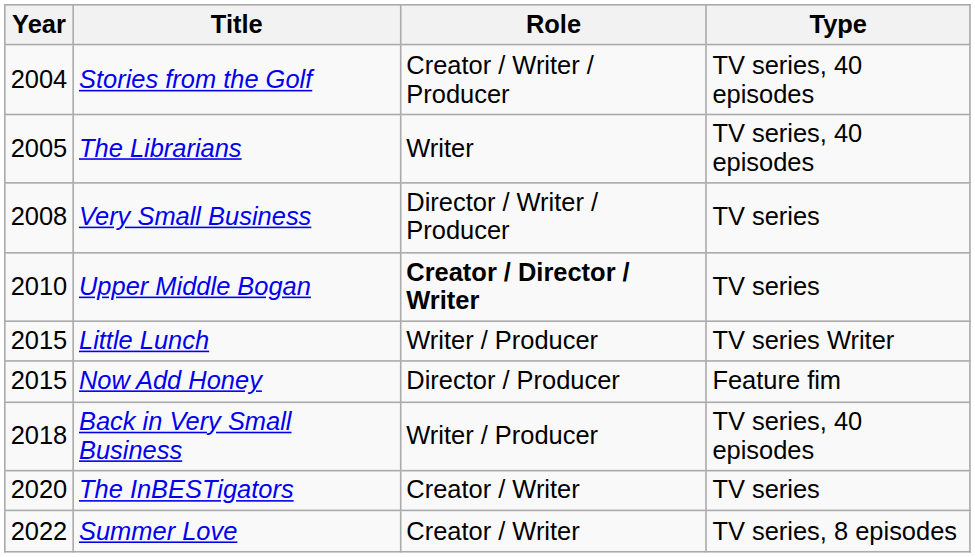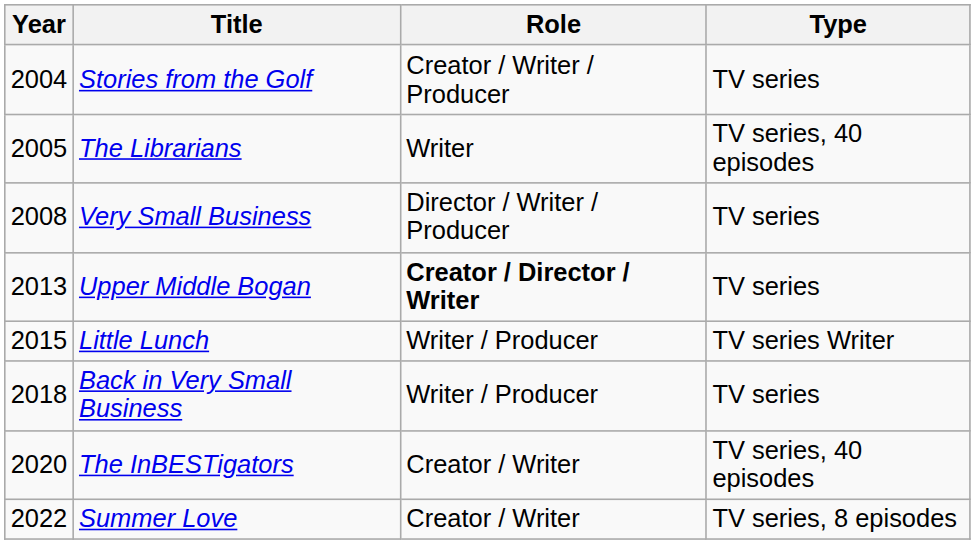(787, 79) TV series, 40 episodes -> (766, 79) TV series
(39, 286) 2010 -> (39, 286) 2013
- row: (170, 381)
(787, 435) TV series, 40 episodes -> (766, 395) TV series
(766, 490) TV series -> (787, 464) TV series, 40 episodes
